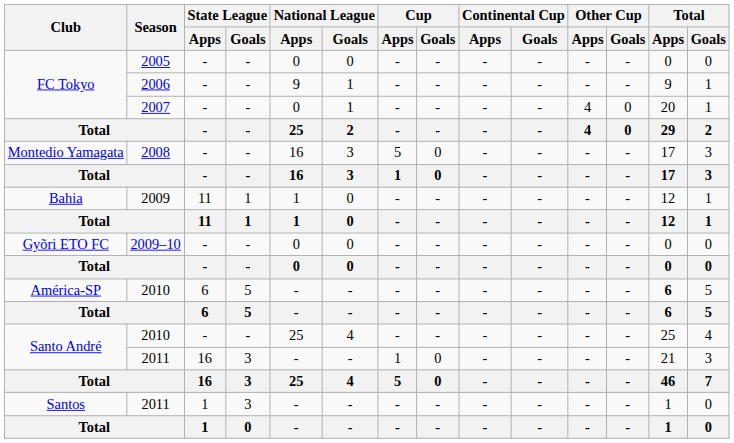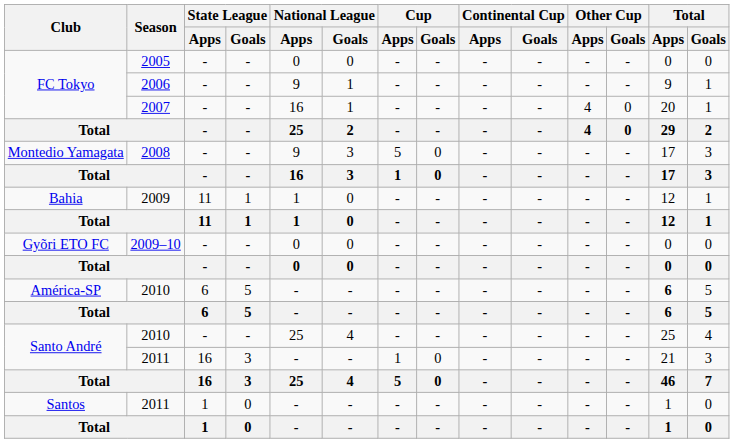(296, 107) 0 -> (296, 107) 16
(296, 152) 16 -> (296, 152) 9
(248, 404) 3 -> (248, 404) 0
